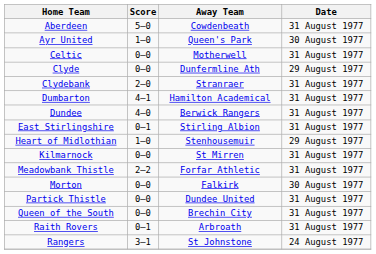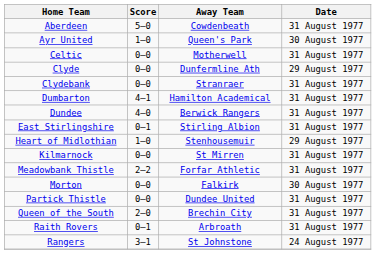(143, 84) 2–0 -> (143, 84) 0–0
(143, 213) 0–0 -> (143, 213) 2–0
